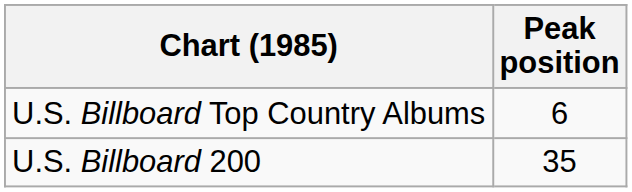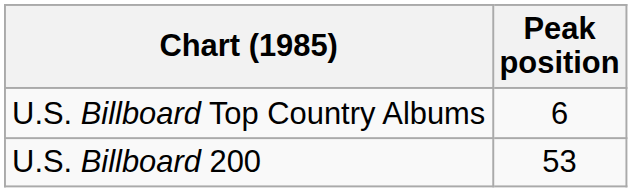(560, 161) 35 -> (560, 161) 53
